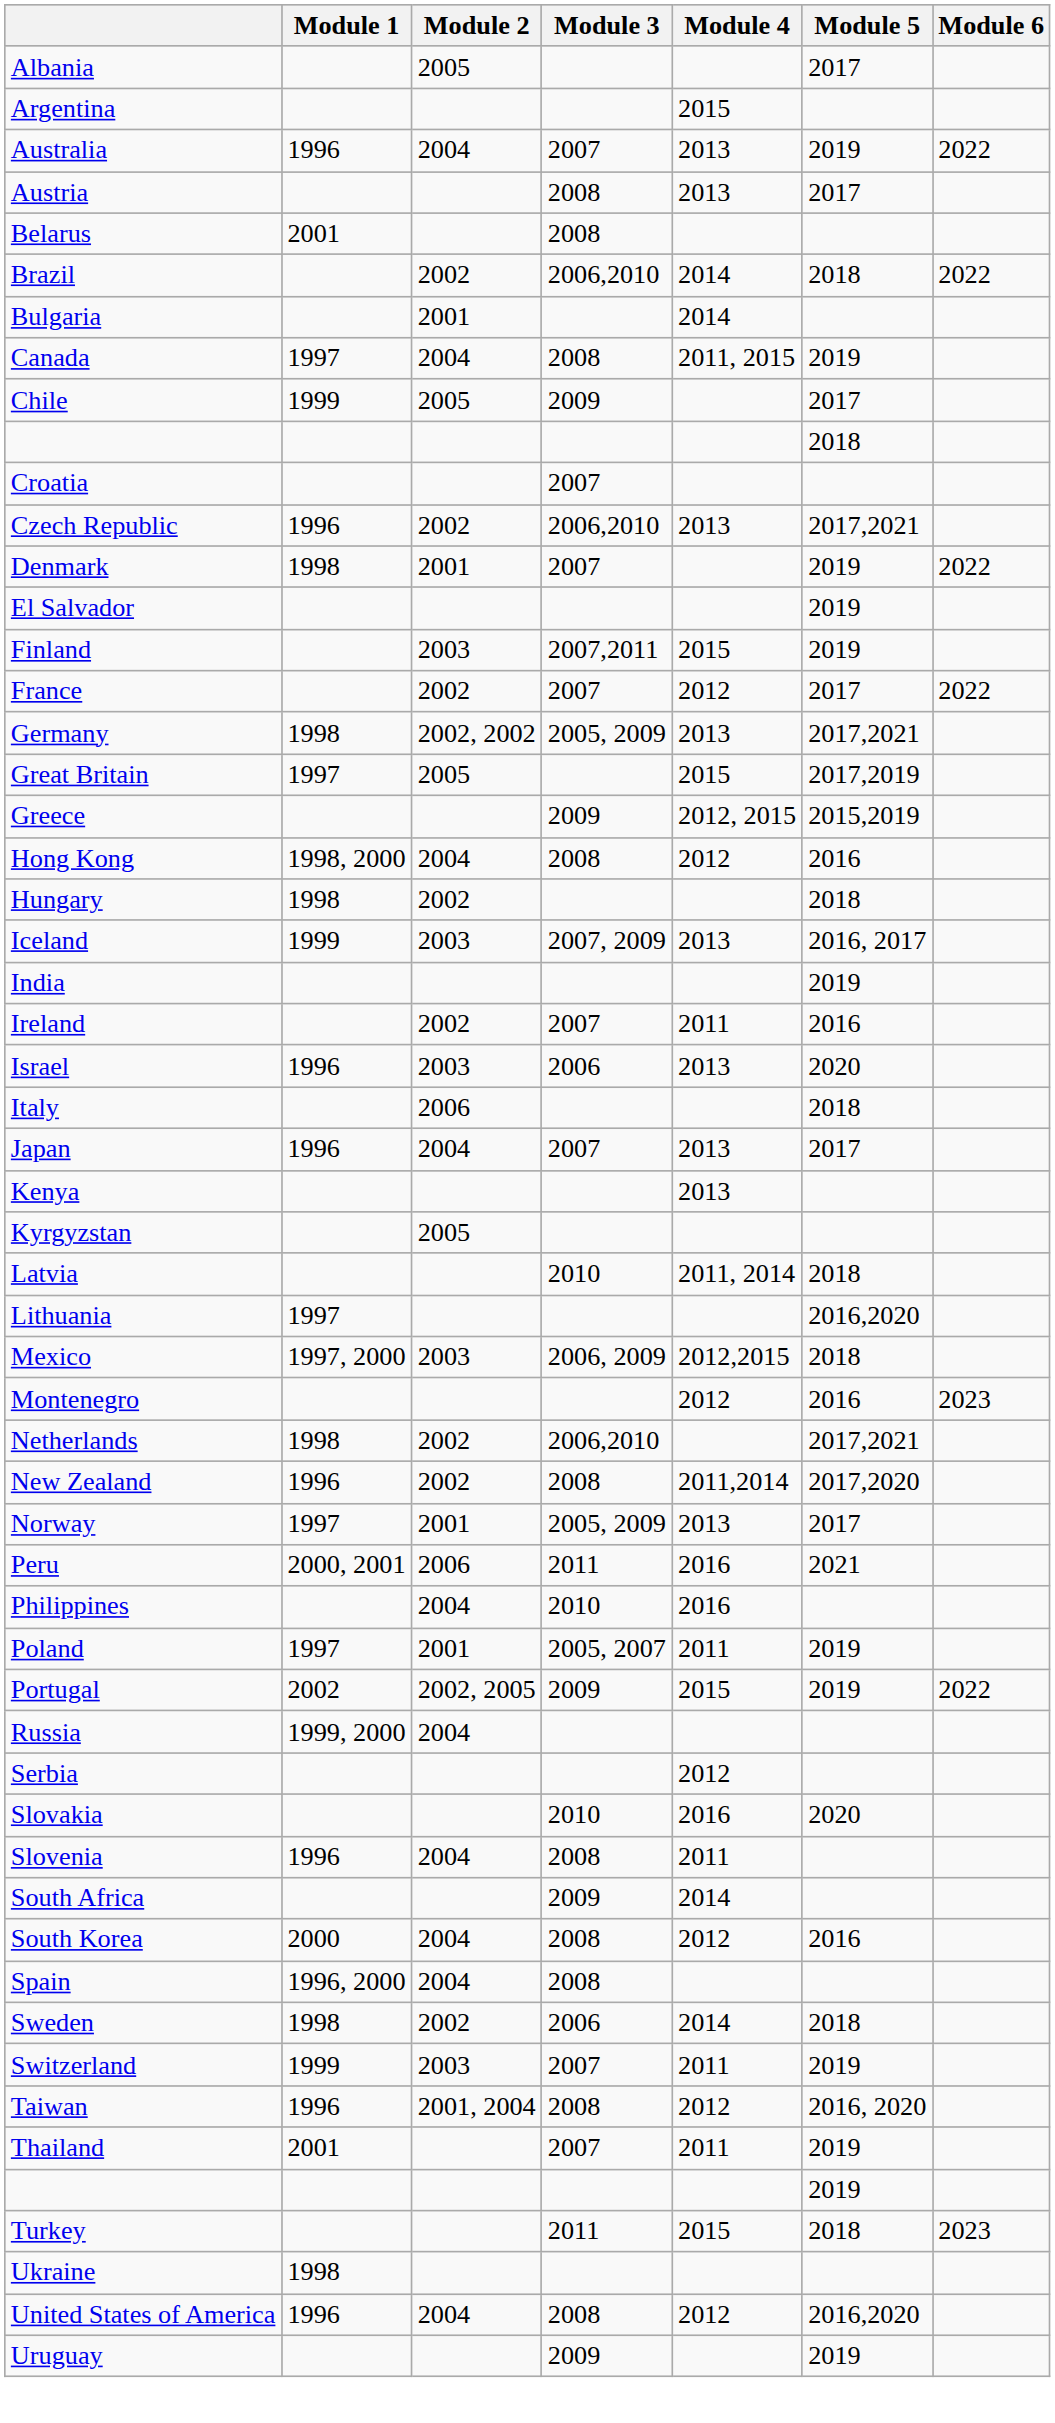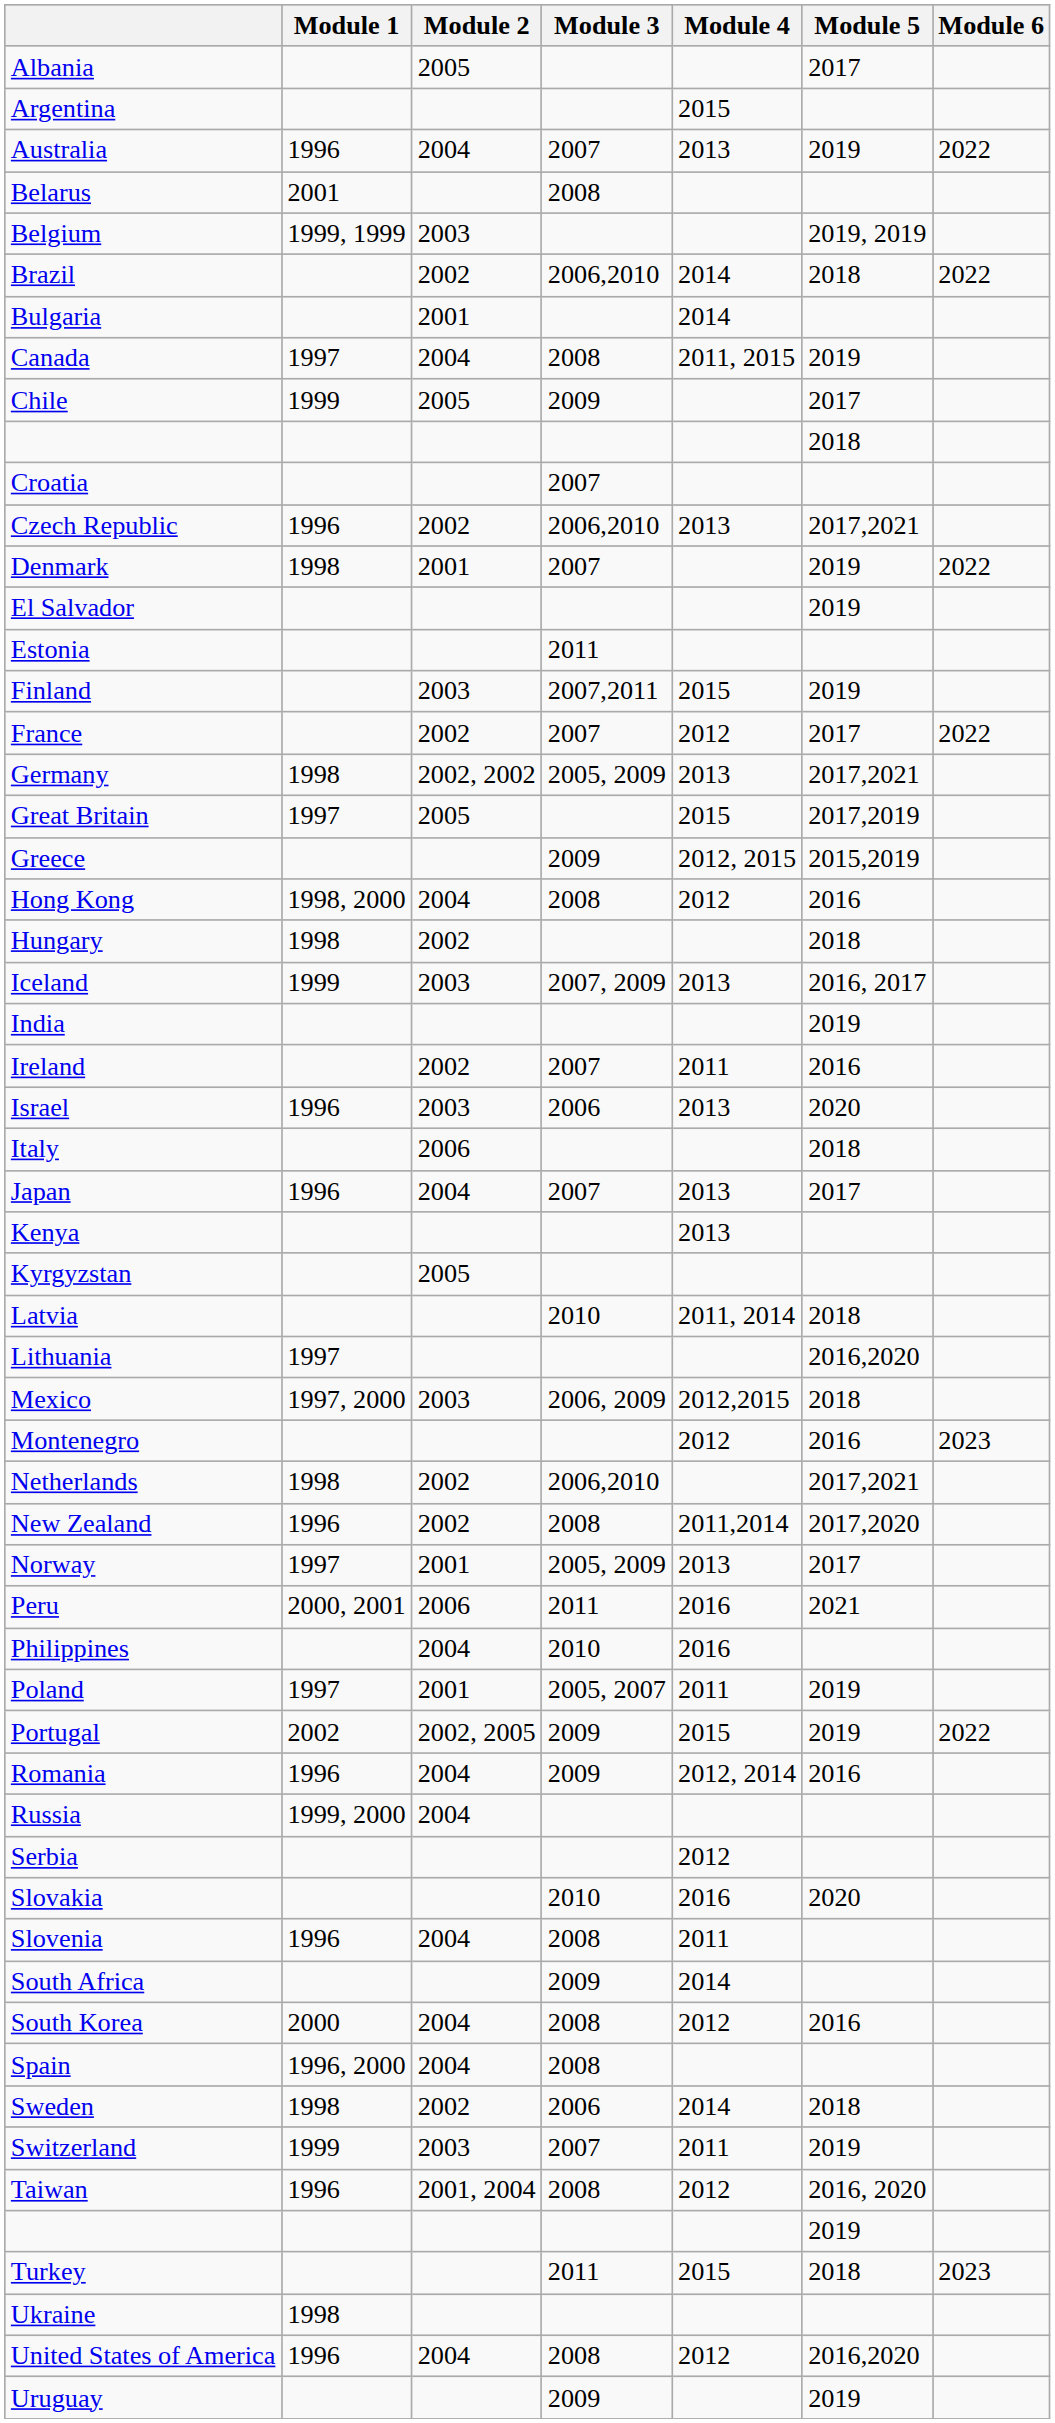- row: (49, 191)
+ row: (56, 233)
+ row: (50, 649)
+ row: (58, 1773)
- row: (58, 2147)
